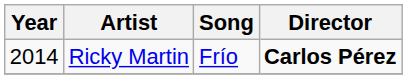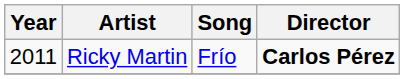(34, 57) 2014 -> (33, 57) 2011
